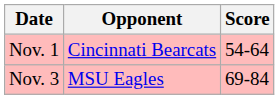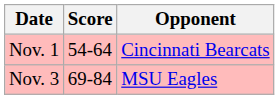columns swapped: (142, 19) <-> (247, 19)
